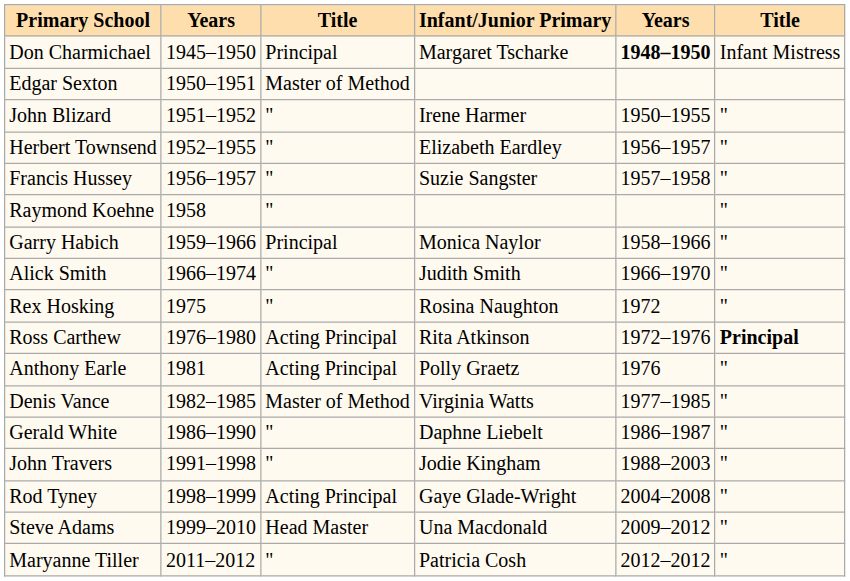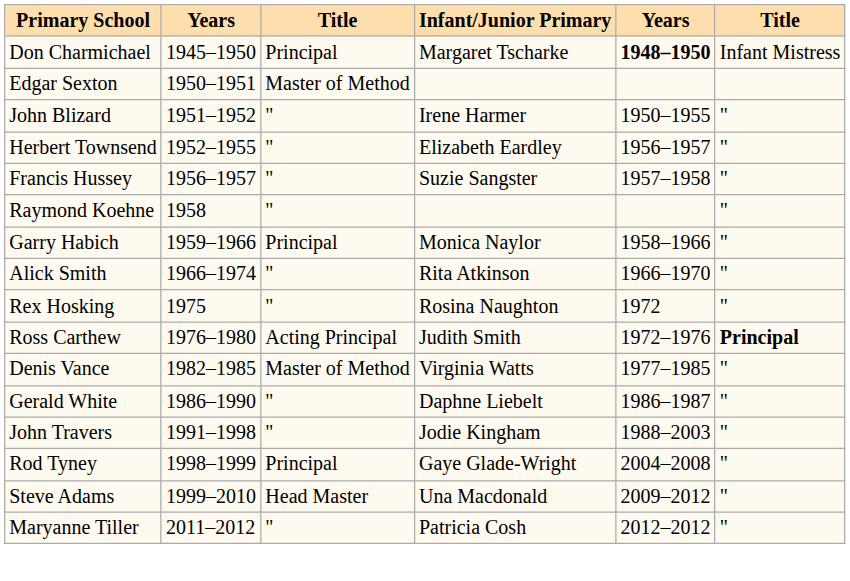(470, 274) Judith Smith -> (474, 274) Rita Atkinson
(474, 337) Rita Atkinson -> (470, 337) Judith Smith
- row: (68, 369)
(331, 496) Acting Principal -> (301, 464) Principal
